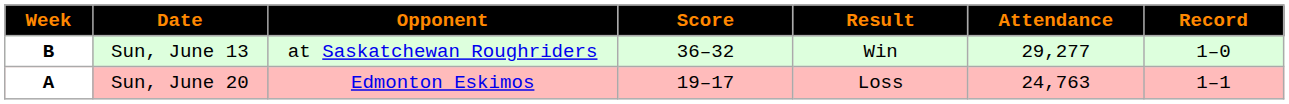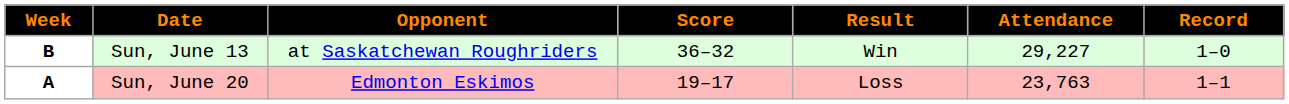(1056, 51) 29,277 -> (1056, 51) 29,227
(1056, 83) 24,763 -> (1056, 83) 23,763
